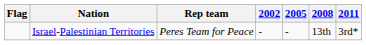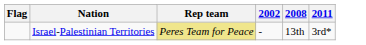- column: (296, 13)
(206, 31) no background -> (206, 31) khaki background
